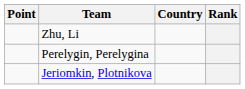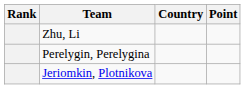columns swapped: (223, 14) <-> (21, 14)
